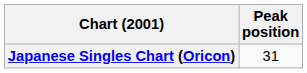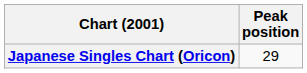(271, 56) 31 -> (271, 56) 29
